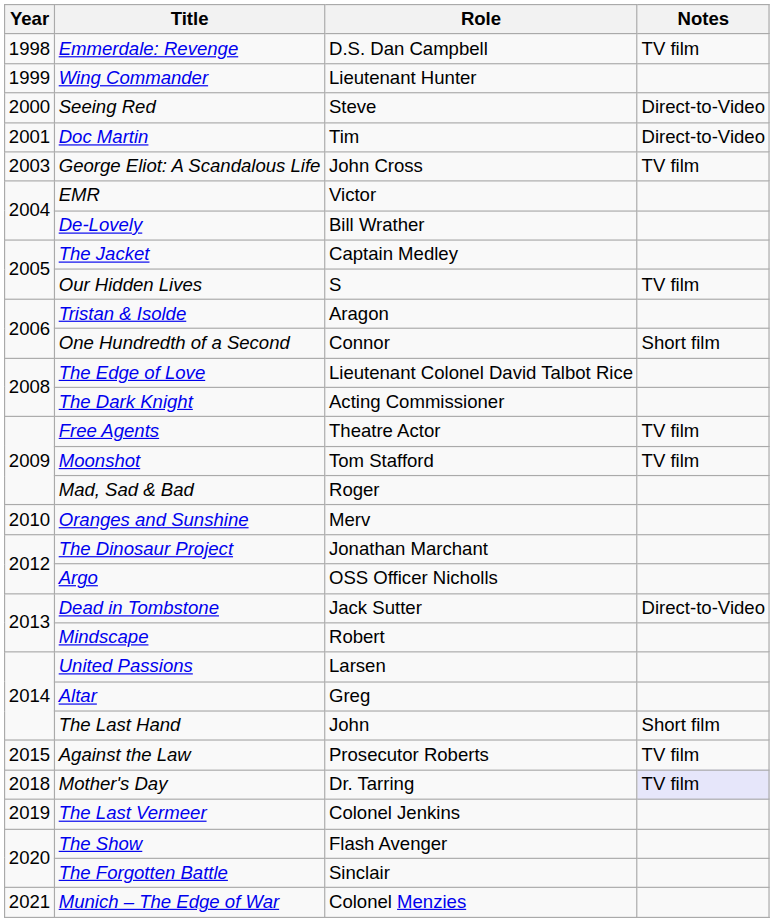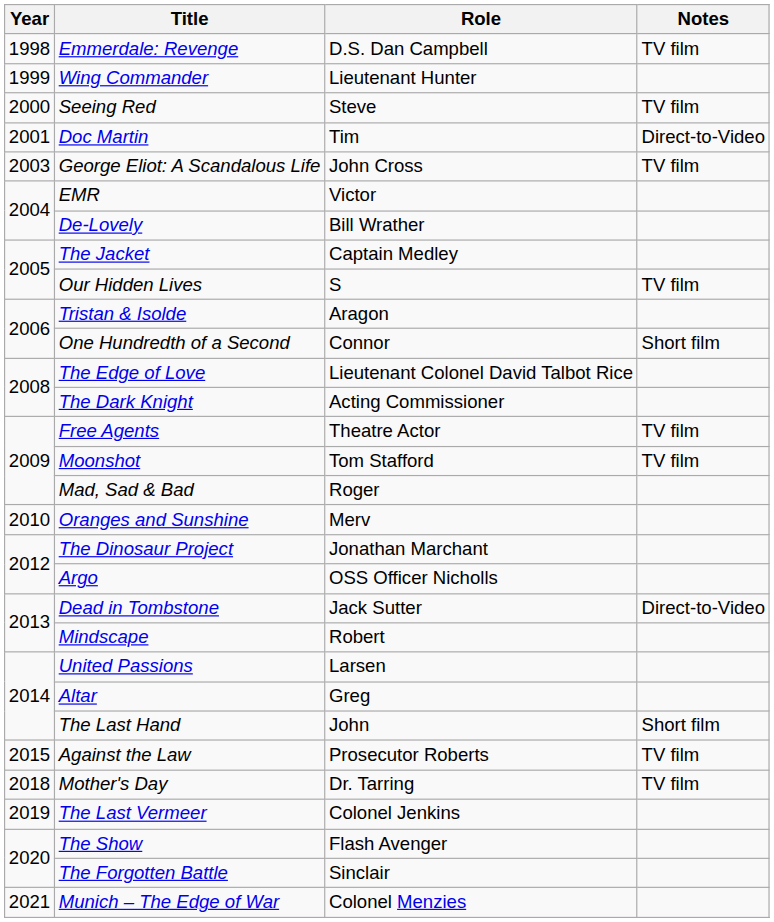(703, 107) Direct-to-Video -> (670, 107) TV film
(670, 784) lavender background -> (670, 784) no background
